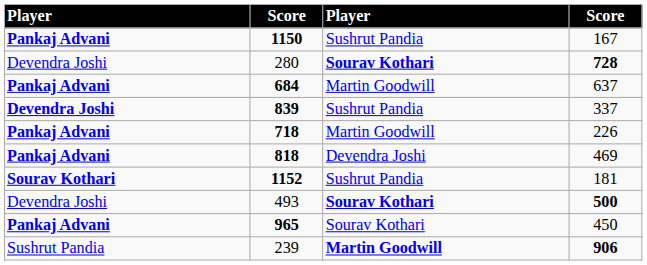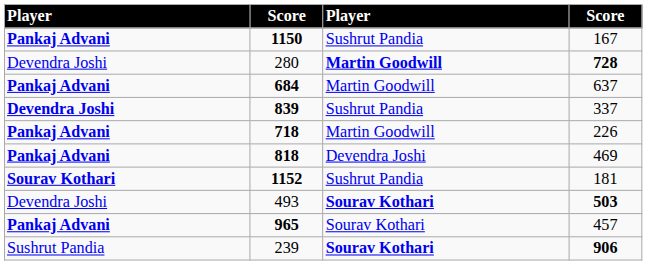(380, 62) Sourav Kothari -> (384, 62) Martin Goodwill
(605, 201) 500 -> (605, 201) 503
(605, 225) 450 -> (605, 225) 457
(384, 248) Martin Goodwill -> (380, 248) Sourav Kothari
